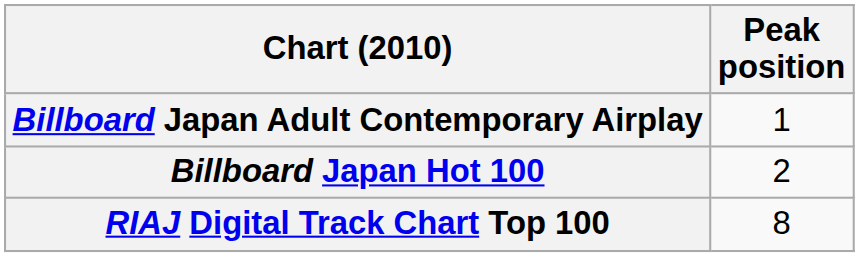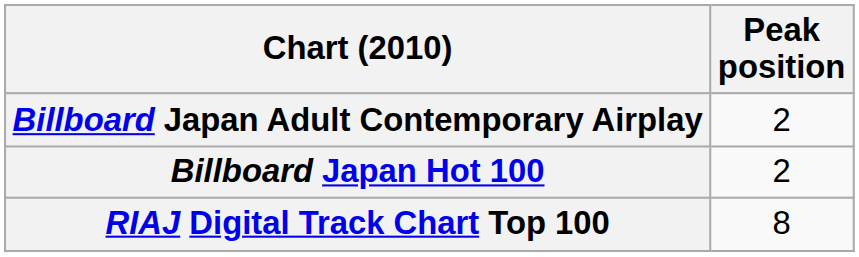(782, 119) 1 -> (782, 119) 2
